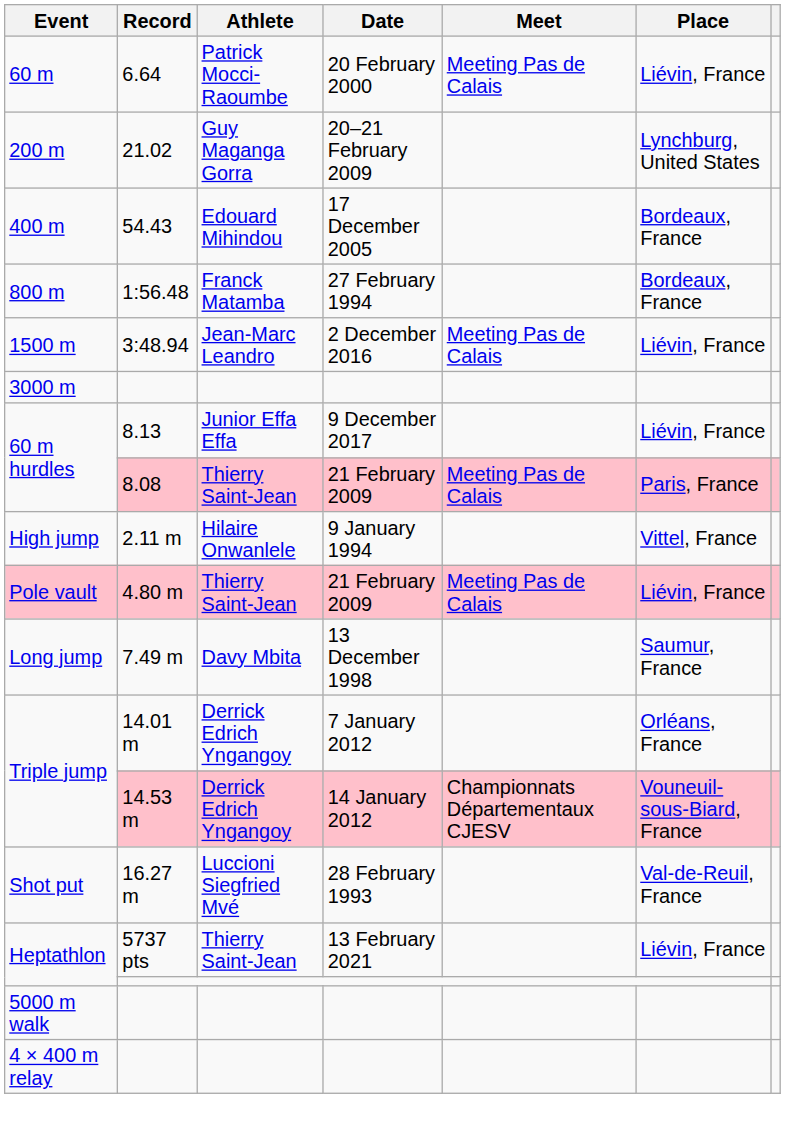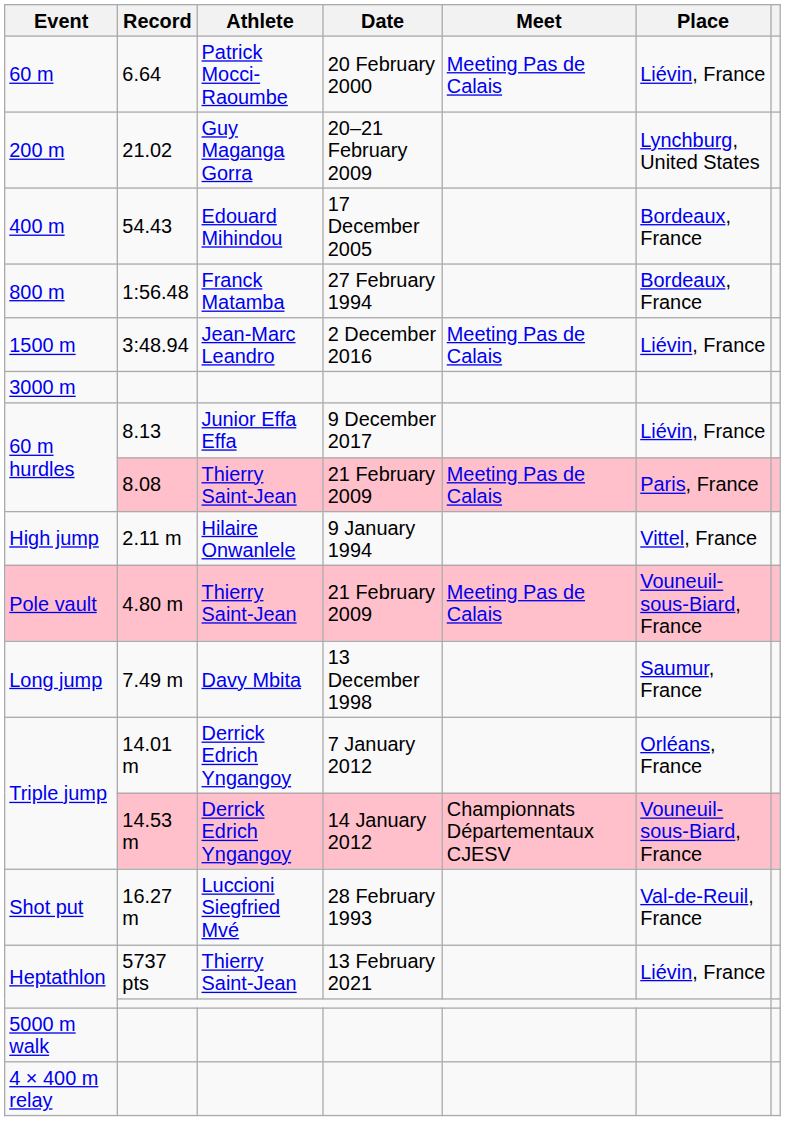(703, 592) Liévin, France -> (691, 603) Vouneuil-sous-Biard, France
